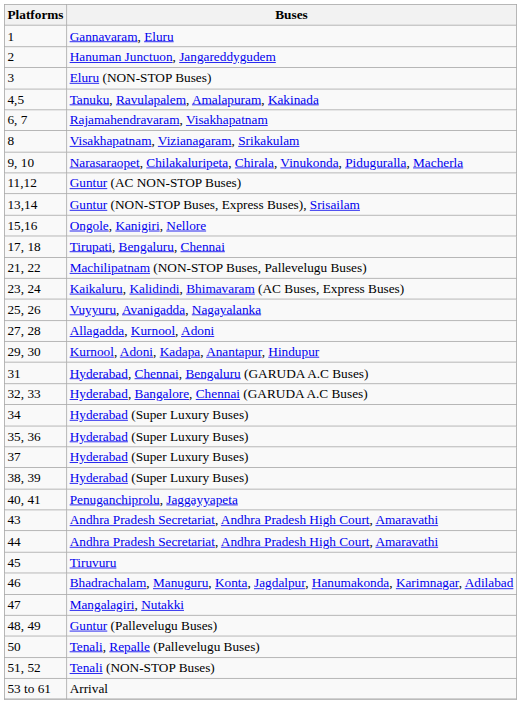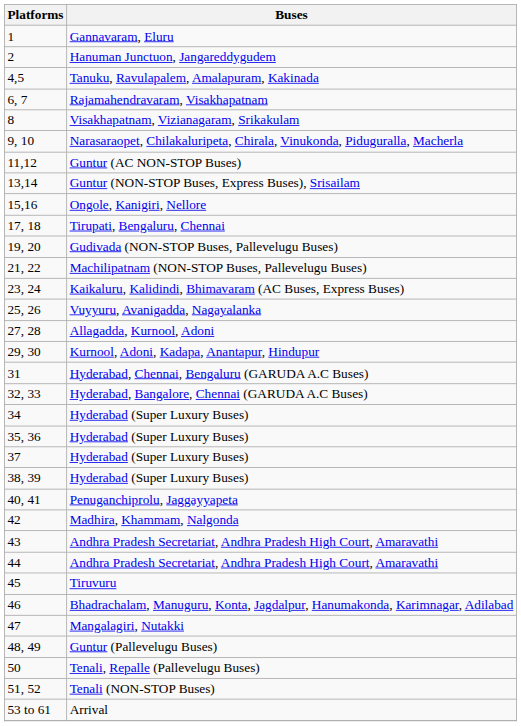- row: (11, 78)
+ row: (24, 246)
+ row: (14, 520)
